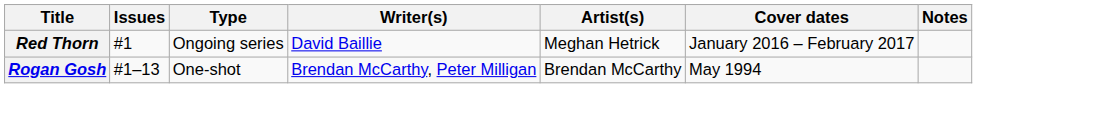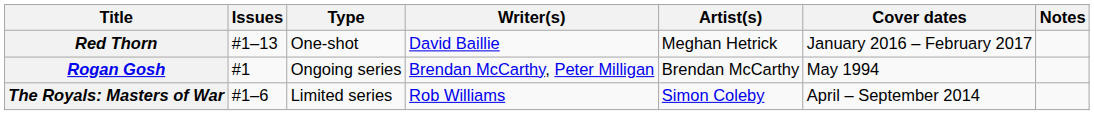(123, 43) #1 -> (255, 43) #1–13
(228, 43) Ongoing series -> (325, 43) One-shot
(137, 69) #1–13 -> (241, 69) #1
(207, 69) One-shot -> (346, 69) Ongoing series
+ row: (116, 95)
